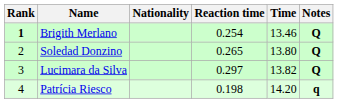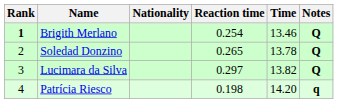(283, 51) 13.80 -> (283, 51) 13.78
